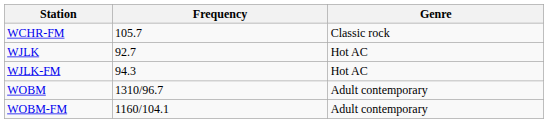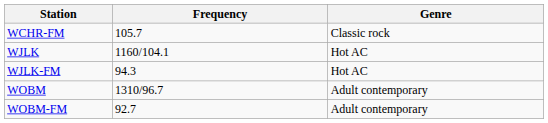(125, 52) 92.7 -> (142, 52) 1160/104.1
(142, 109) 1160/104.1 -> (125, 109) 92.7
